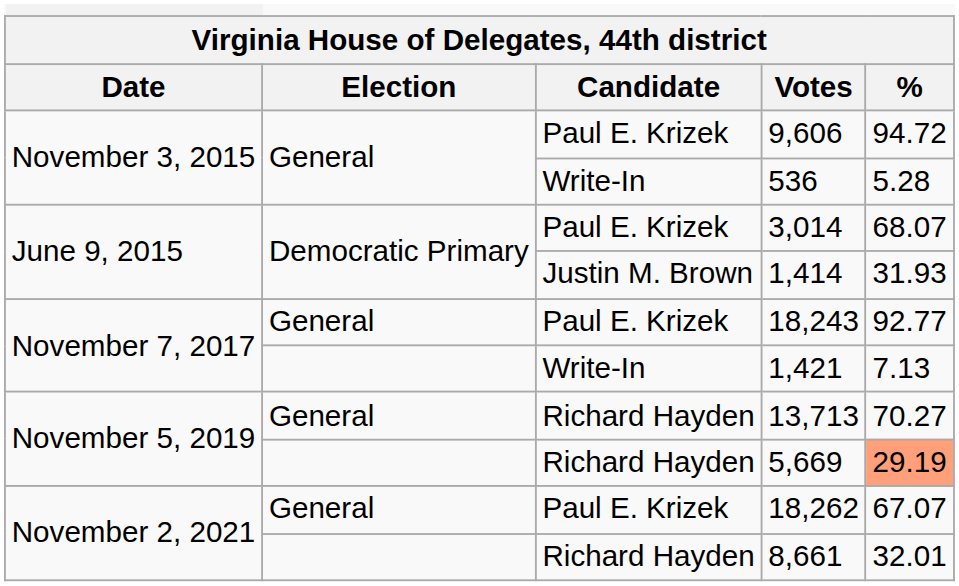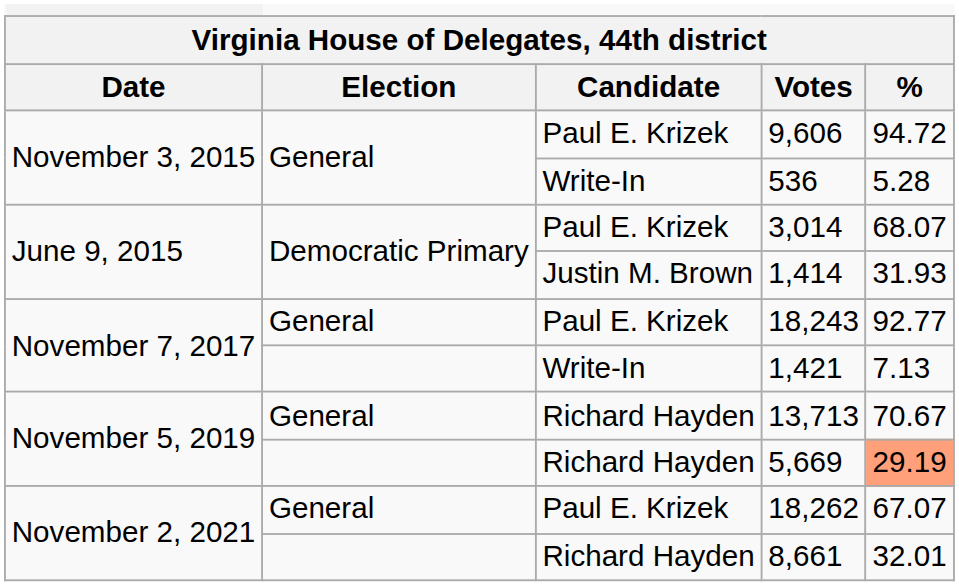(910, 415) 70.27 -> (910, 415) 70.67
